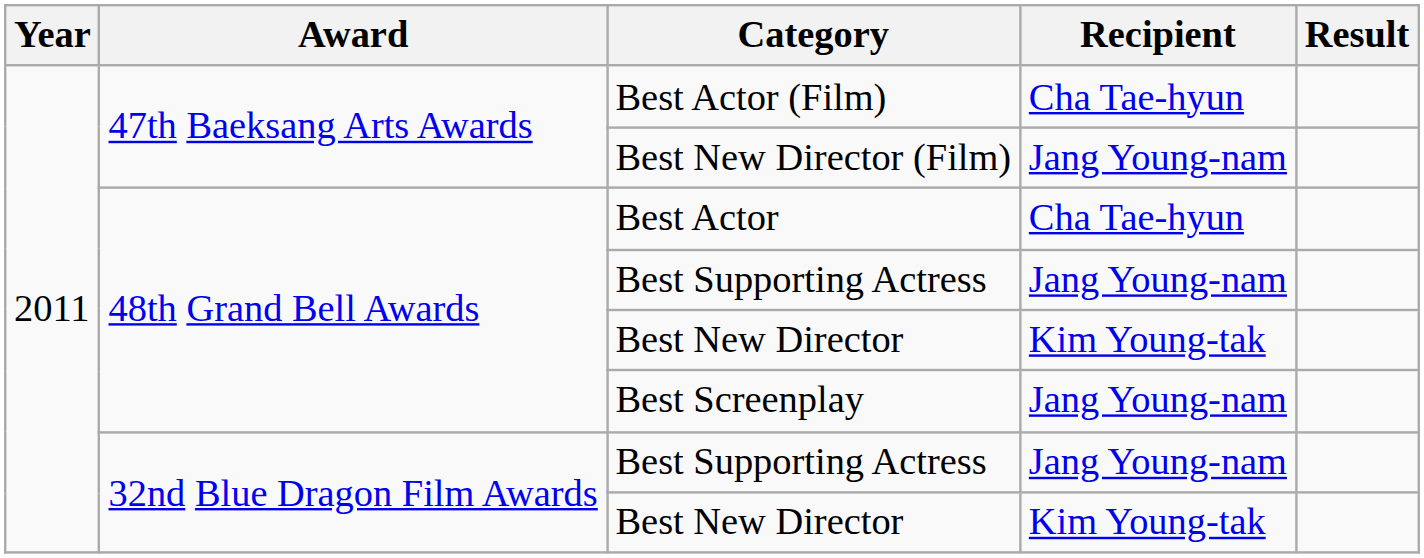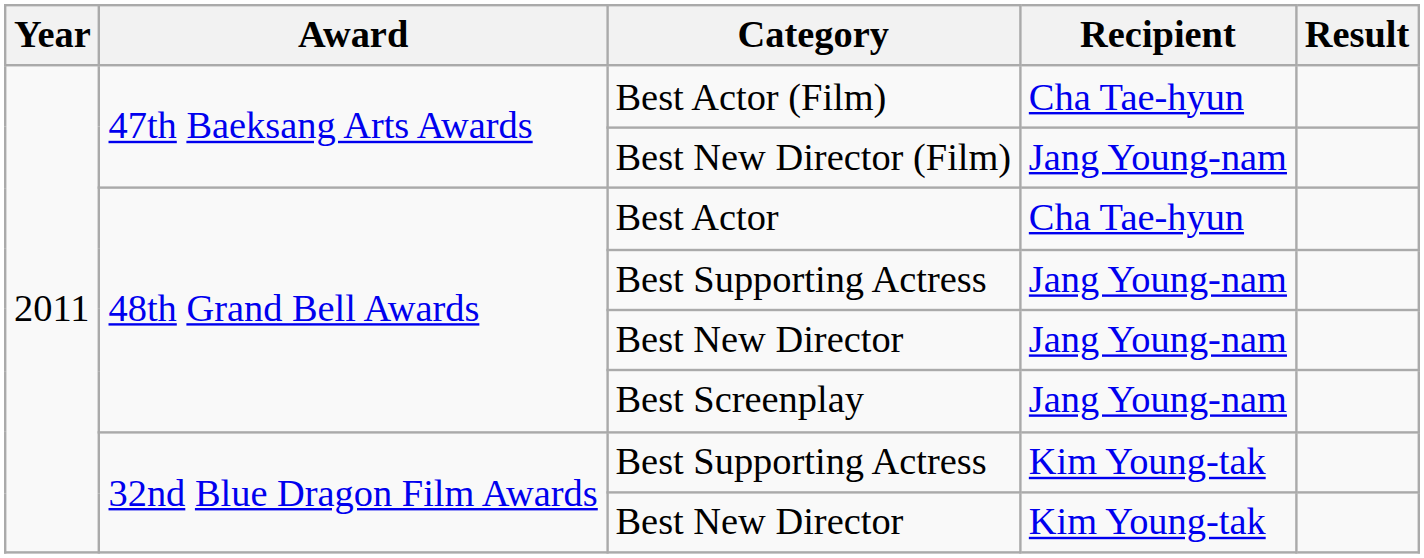(1147, 339) Kim Young-tak -> (1158, 339) Jang Young-nam
(1158, 461) Jang Young-nam -> (1147, 461) Kim Young-tak
